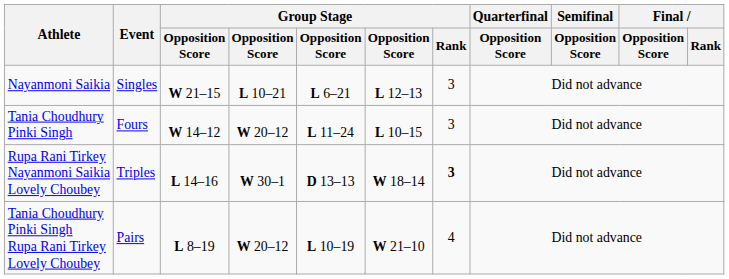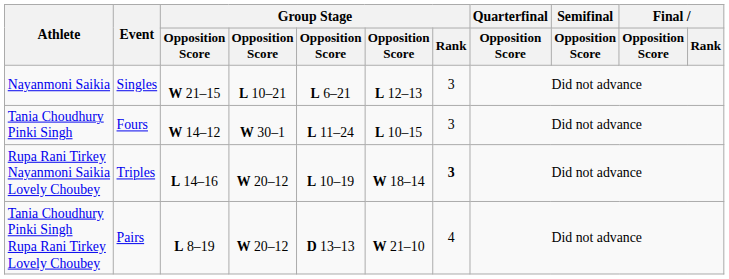(263, 133) W 20–12 -> (263, 133) W 30–1
(263, 181) W 30–1 -> (263, 181) W 20–12
(331, 181) D 13–13 -> (331, 181) L 10–19
(331, 246) L 10–19 -> (331, 246) D 13–13
